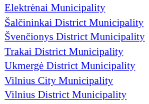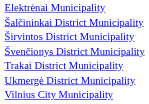+ row: (69, 37)
- row: (66, 95)
